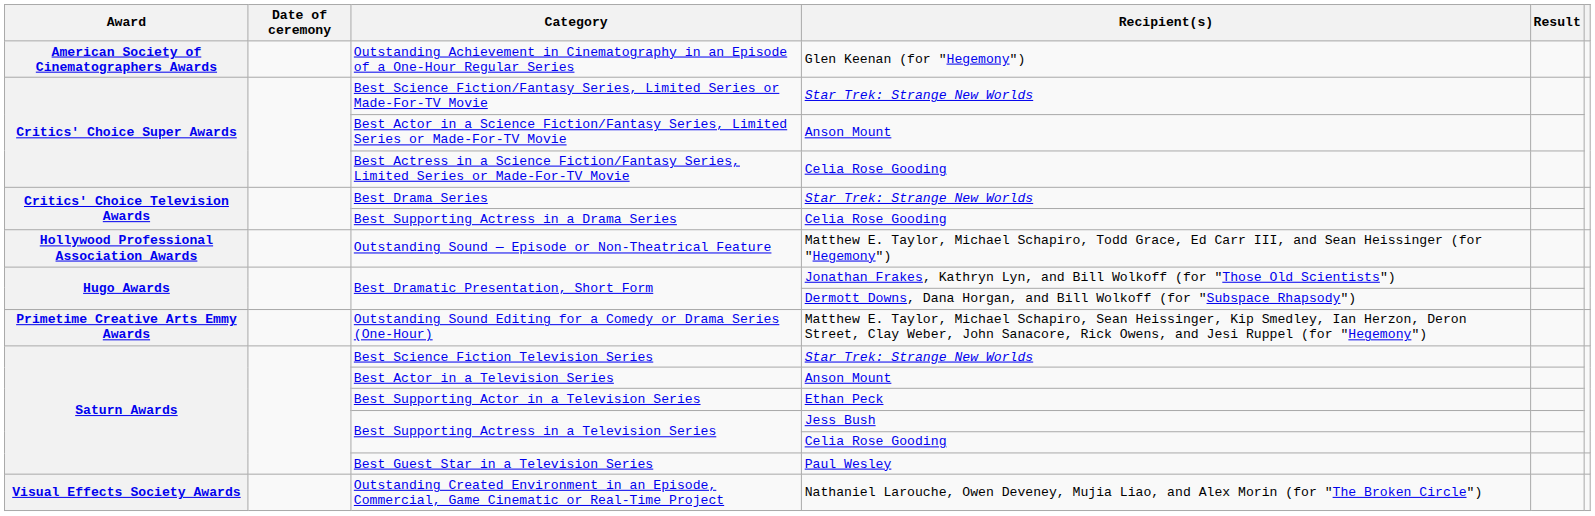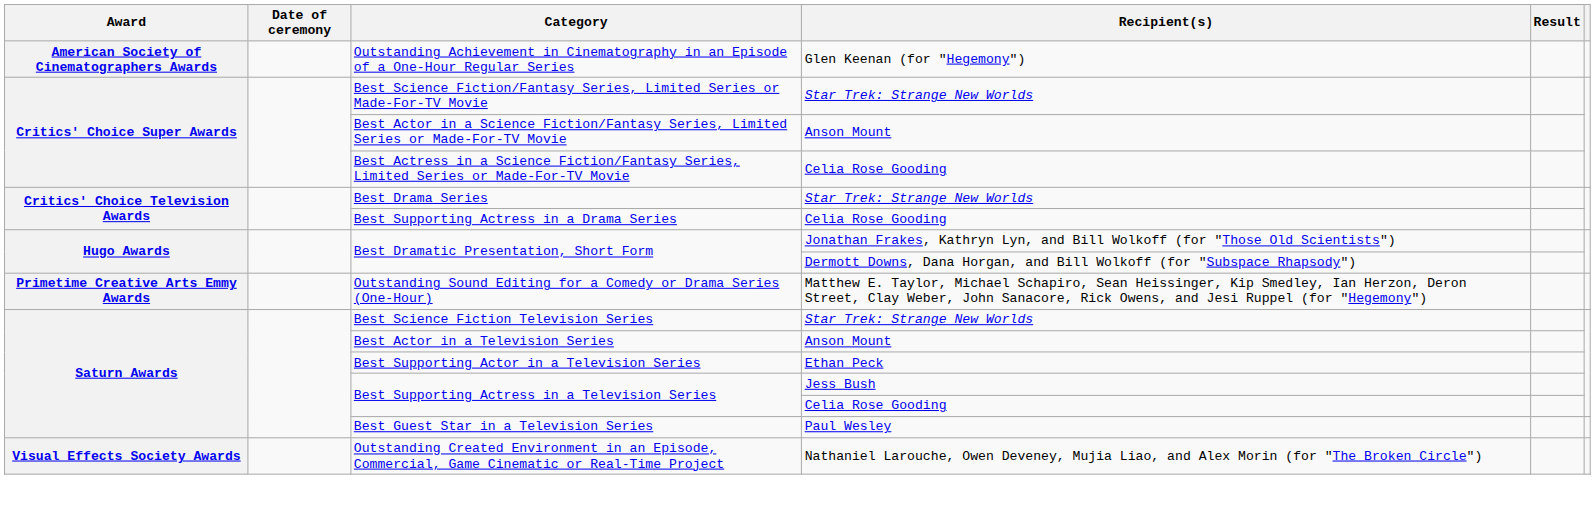- row: (563, 248)
